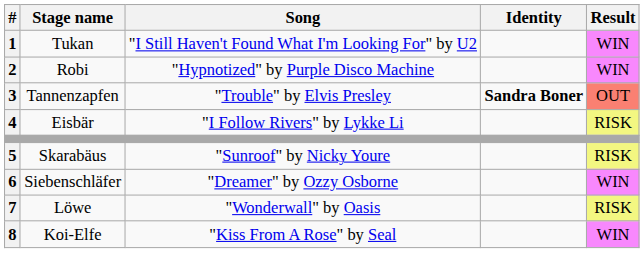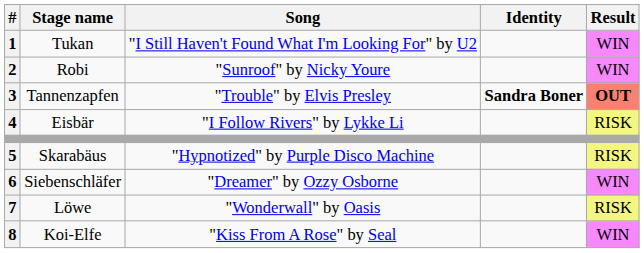(303, 69) "Hypnotized" by Purple Disco Machine -> (303, 69) "Sunroof" by Nicky Youre
(613, 95) normal -> (613, 95) bold
(303, 155) "Sunroof" by Nicky Youre -> (303, 155) "Hypnotized" by Purple Disco Machine
